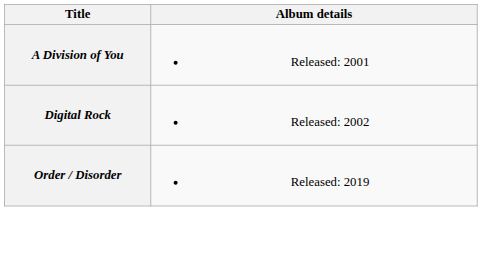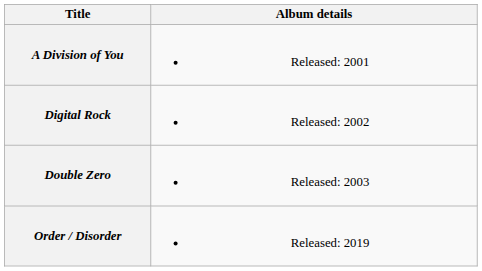+ row: (78, 175)
